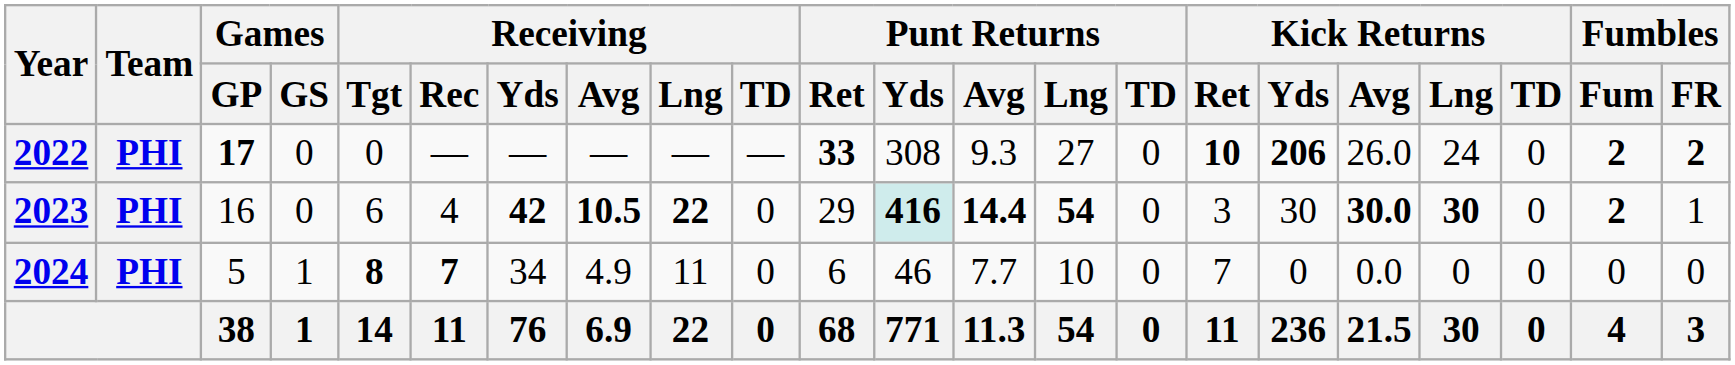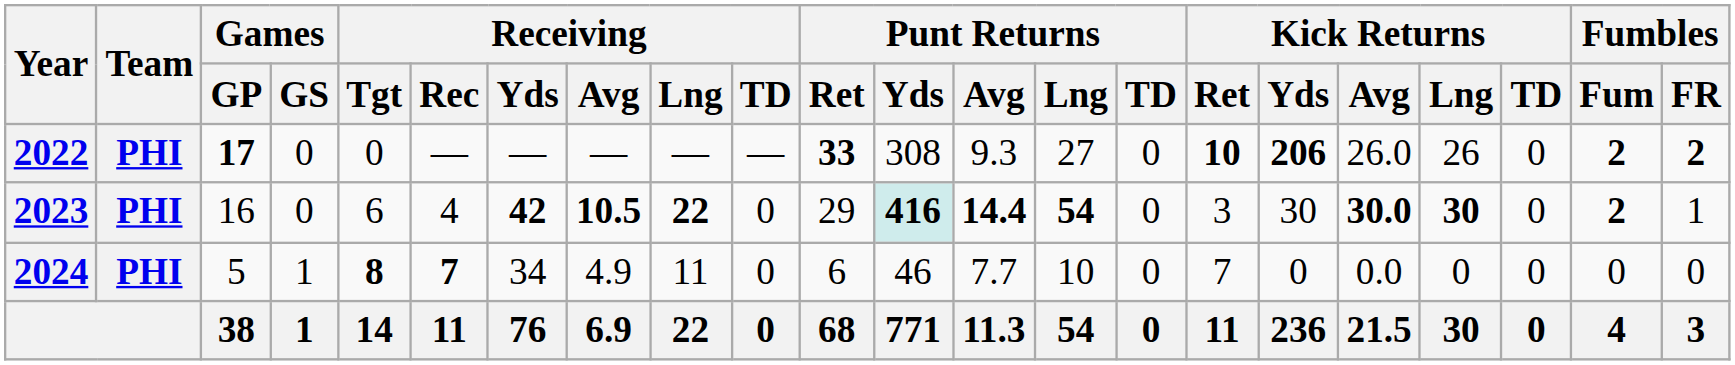(1461, 152) 24 -> (1461, 152) 26
